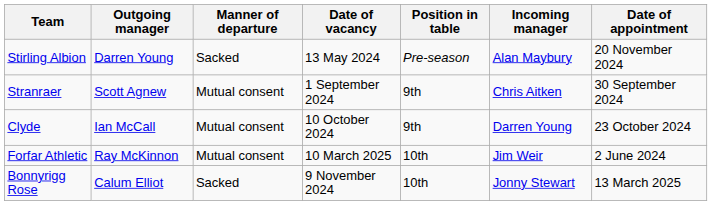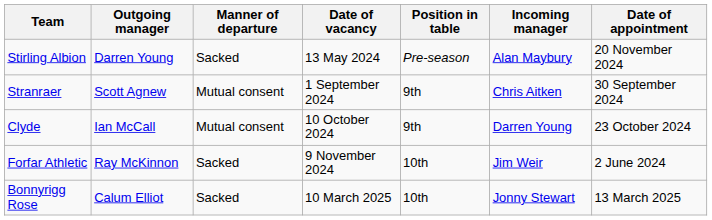(240, 155) Mutual consent -> (218, 162) Sacked
(348, 155) 10 March 2025 -> (340, 162) 9 November 2024
(340, 183) 9 November 2024 -> (348, 197) 10 March 2025
